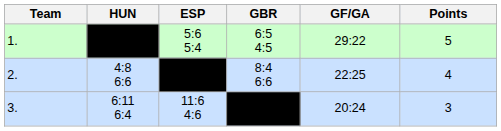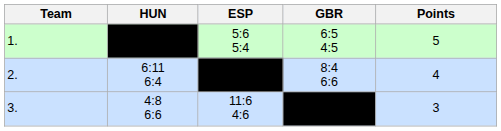- column: (350, 14)
(123, 75) 4:8 6:6 -> (153, 75) 6:11 6:4
(123, 108) 6:11 6:4 -> (153, 108) 4:8 6:6
